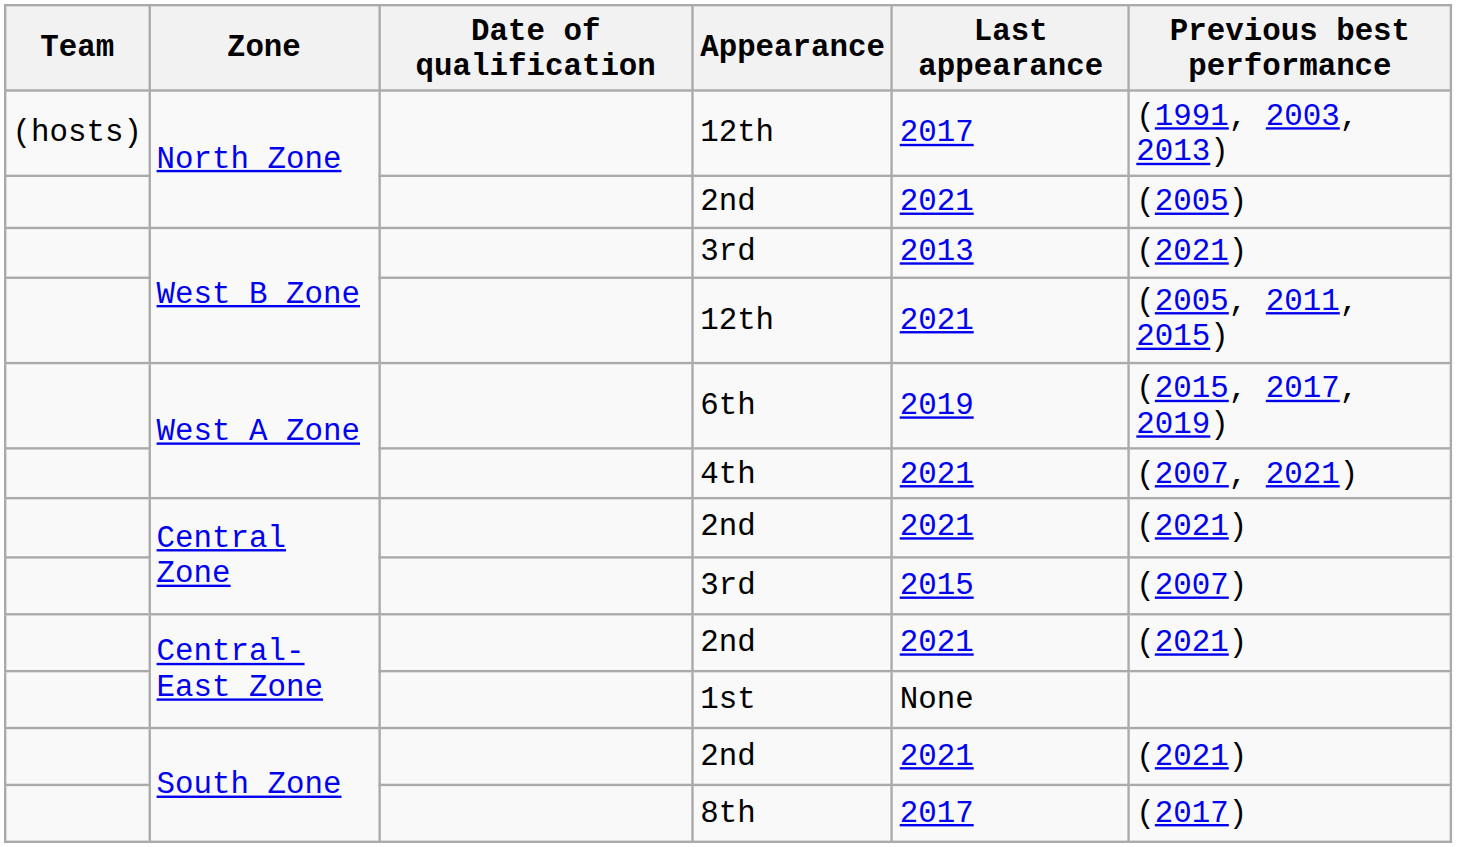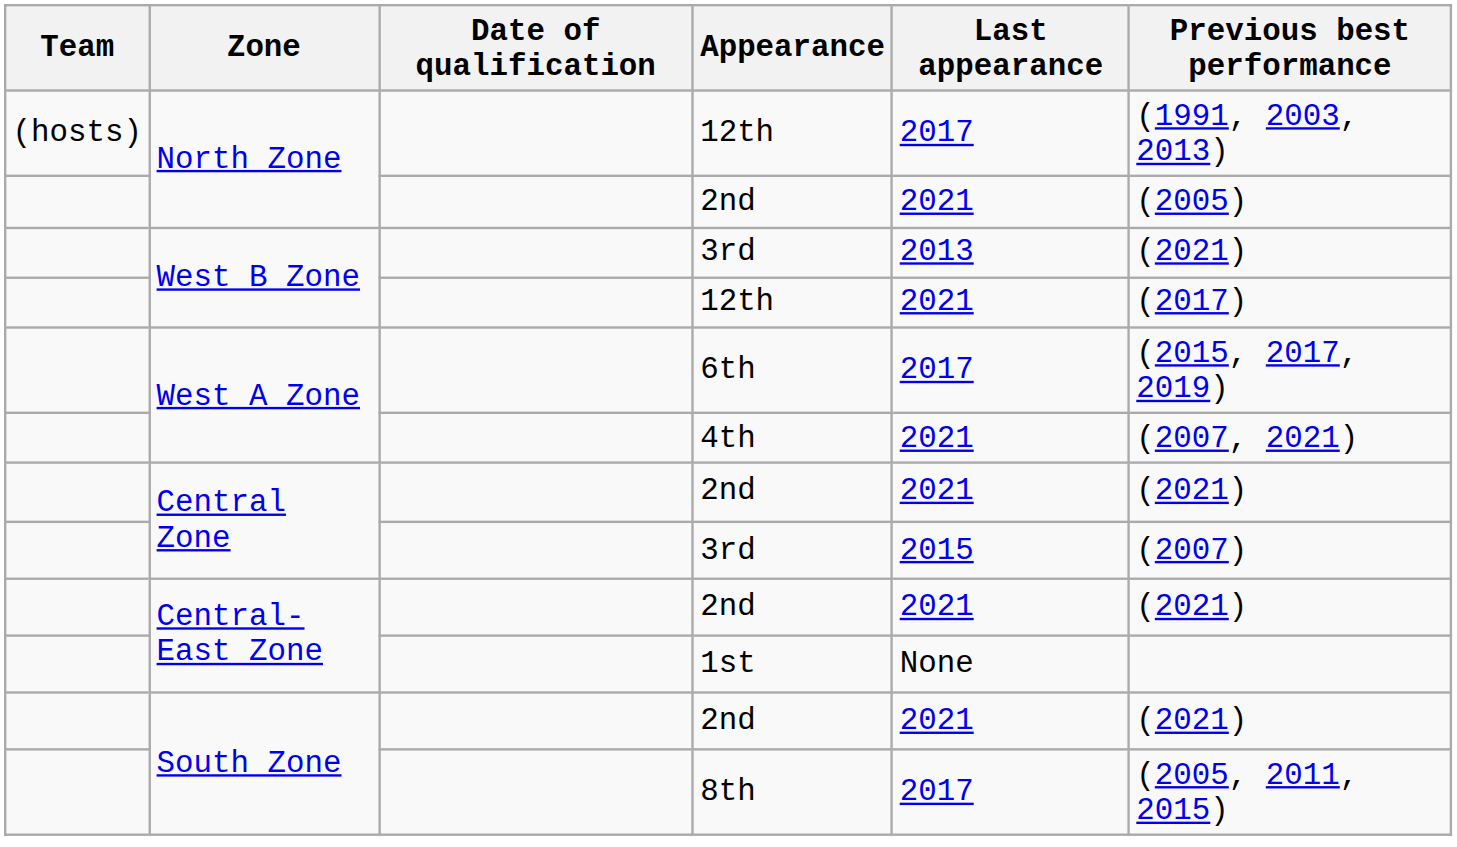(1247, 320) (2005, 2011, 2015) -> (1192, 302) (2017)
(937, 406) 2019 -> (937, 370) 2017
(1192, 814) (2017) -> (1247, 793) (2005, 2011, 2015)
